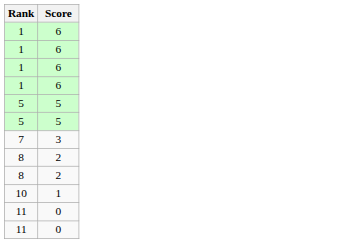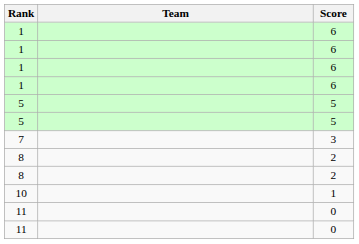+ column: (176, 13)
